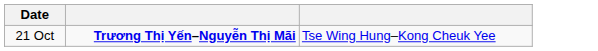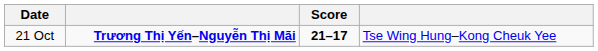+ column: (329, 15)
